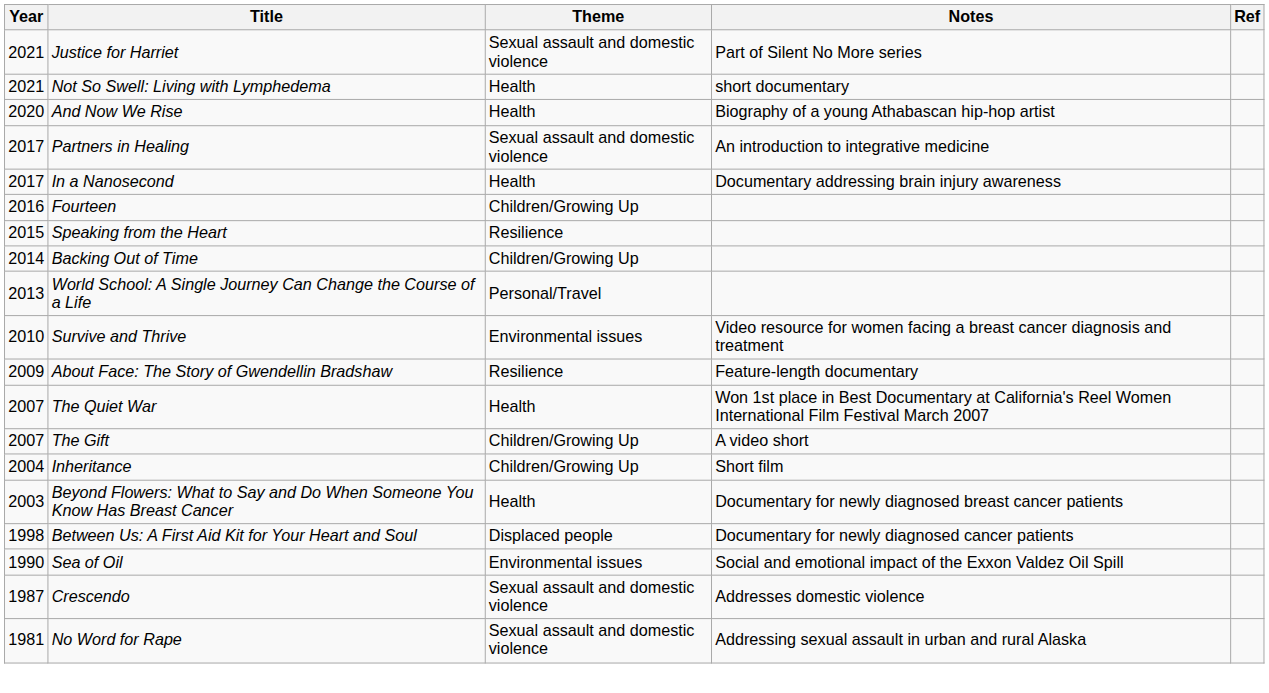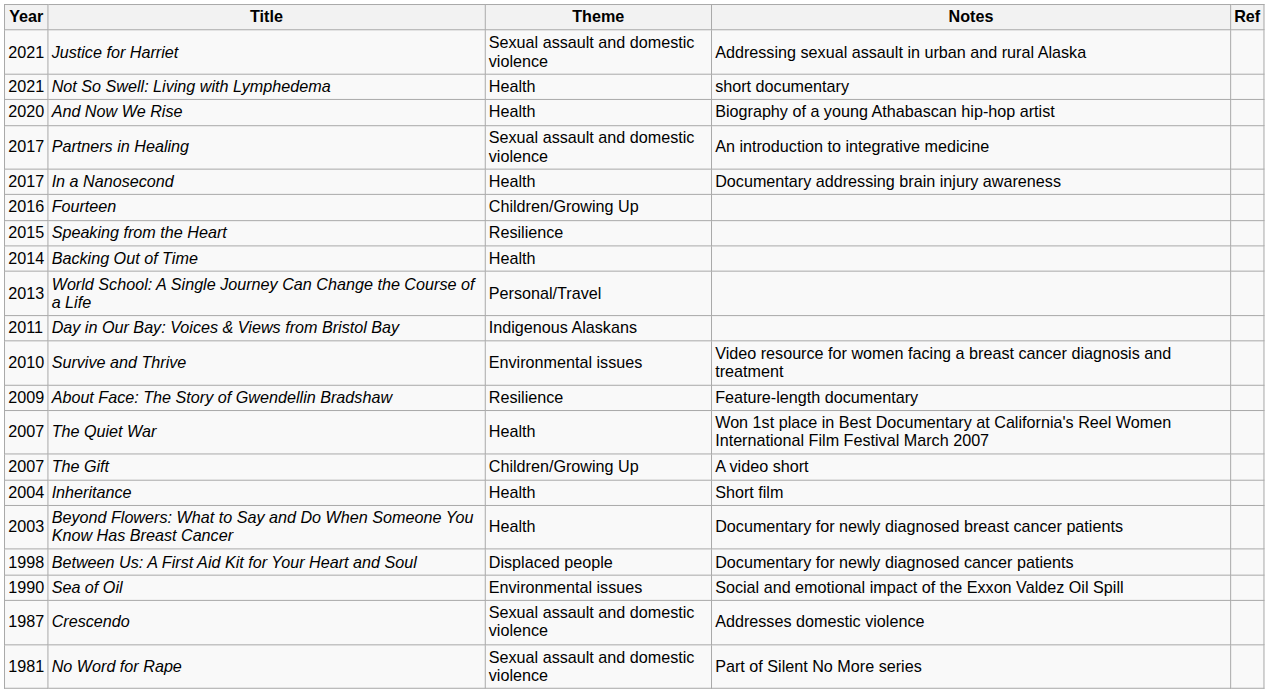(818, 52) Part of Silent No More series -> (901, 52) Addressing sexual assault in urban and rural Alaska
(564, 258) Children/Growing Up -> (512, 258) Health
+ row: (225, 328)
(564, 467) Children/Growing Up -> (512, 492) Health
(901, 640) Addressing sexual assault in urban and rural Alaska -> (818, 666) Part of Silent No More series
